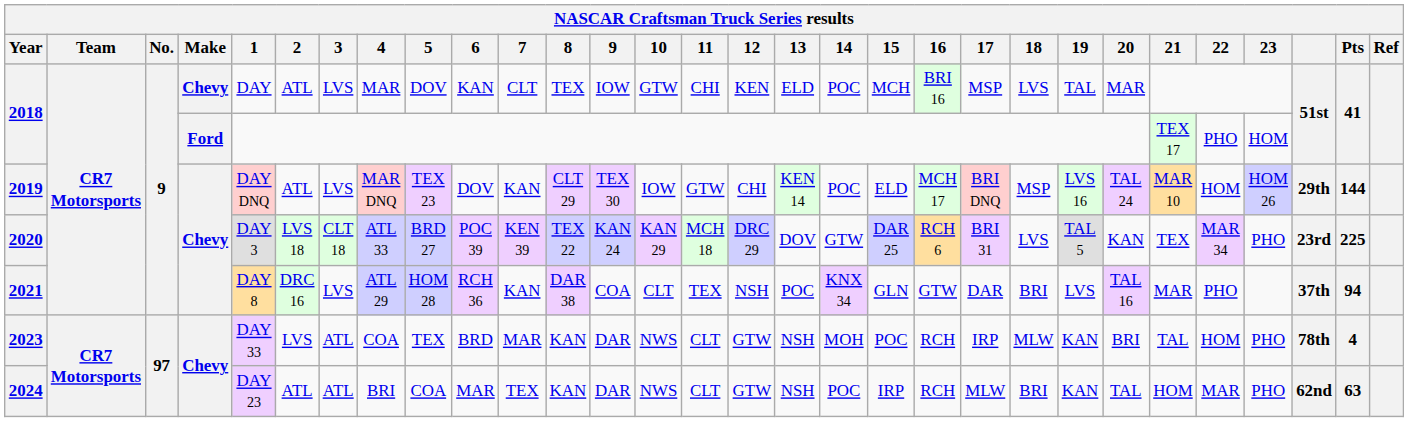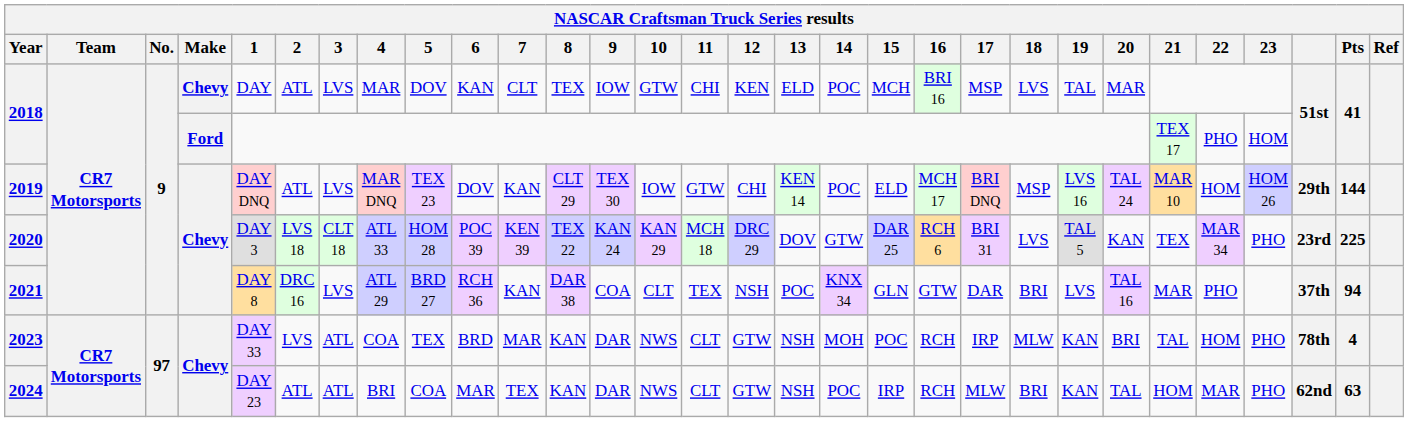(428, 238) BRD 27 -> (428, 238) HOM 28
(428, 289) HOM 28 -> (428, 289) BRD 27
